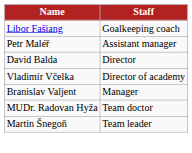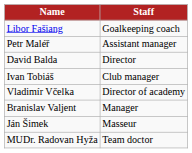+ row: (30, 76)
+ row: (27, 124)
- row: (37, 124)
